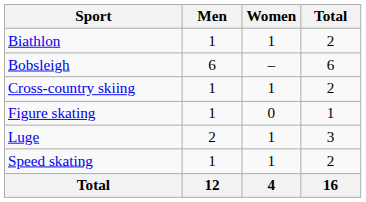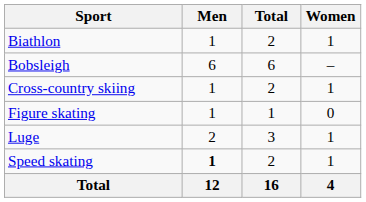columns swapped: (271, 16) <-> (331, 16)
(212, 161) normal -> (212, 161) bold
